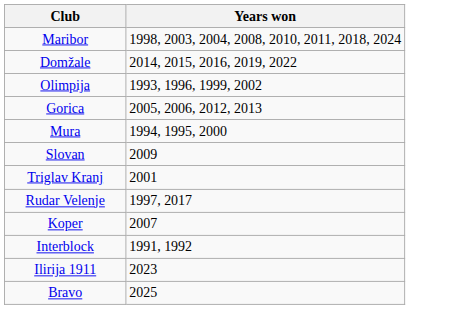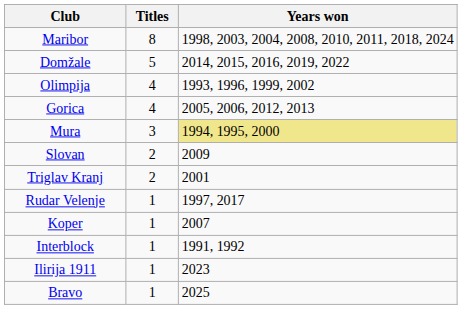+ column: (152, 16)
(178, 131) no background -> (231, 131) khaki background
